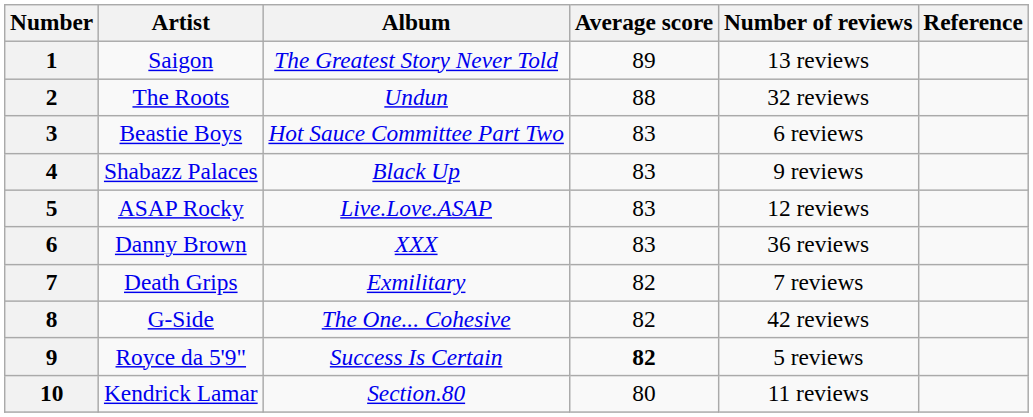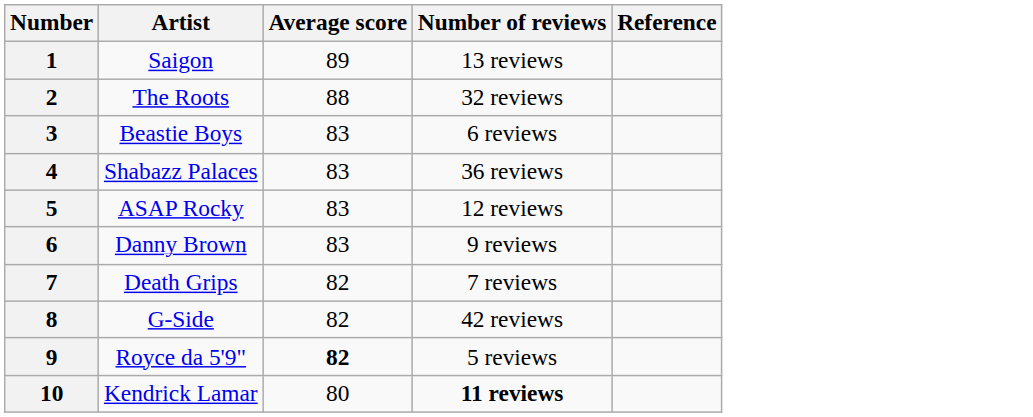- column: (416, 23)
(818, 171) 9 reviews -> (512, 171) 36 reviews
(818, 245) 36 reviews -> (512, 245) 9 reviews
(818, 393) normal -> (512, 393) bold
